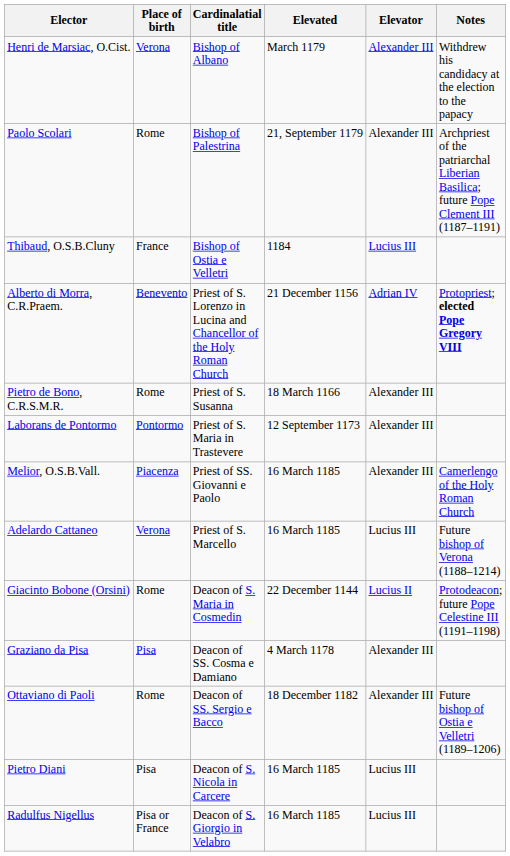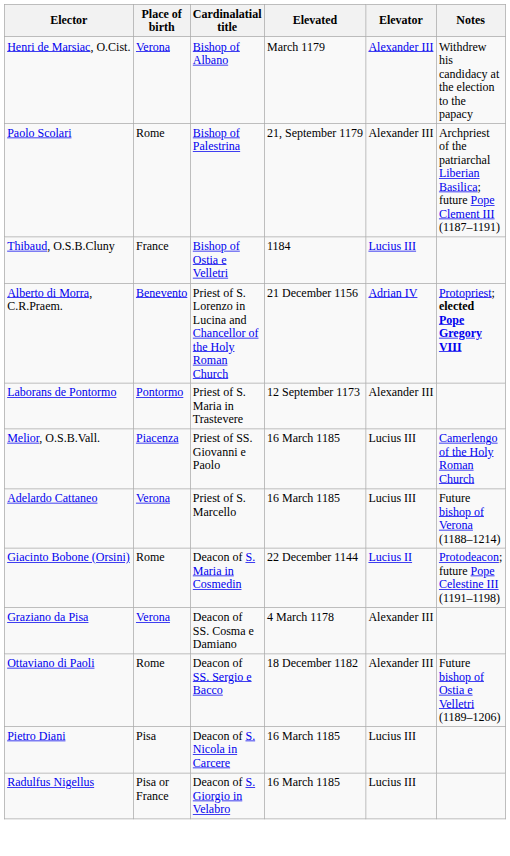- row: (45, 399)
(401, 471) Alexander III -> (392, 438) Lucius III
(146, 649) Pisa -> (153, 617) Verona
